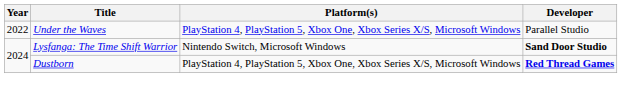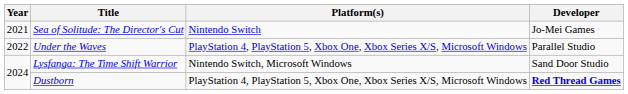+ row: (108, 30)
(566, 47) bold -> (570, 64) normal
